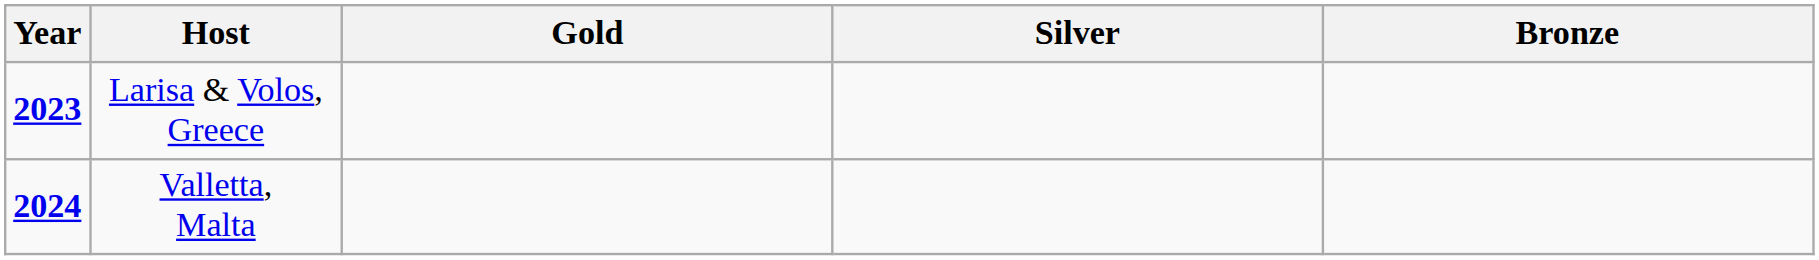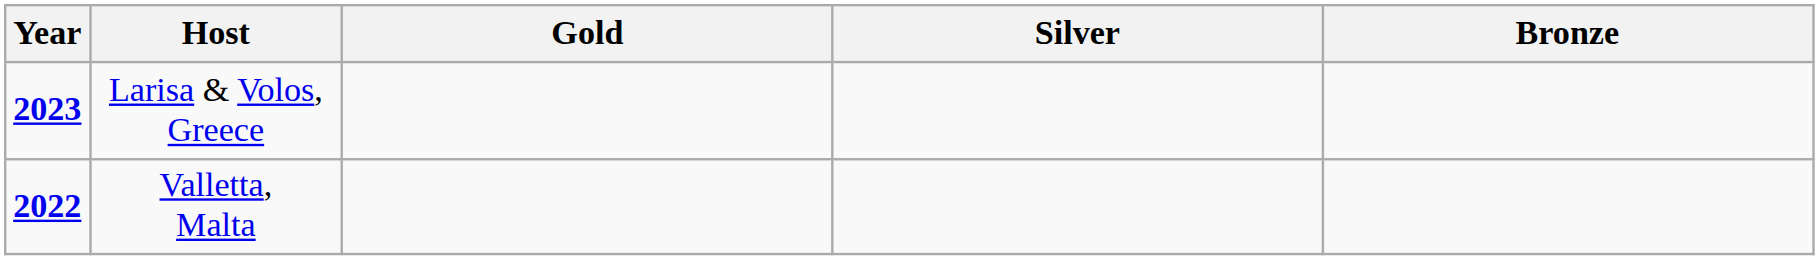(47, 206) 2024 -> (47, 206) 2022
